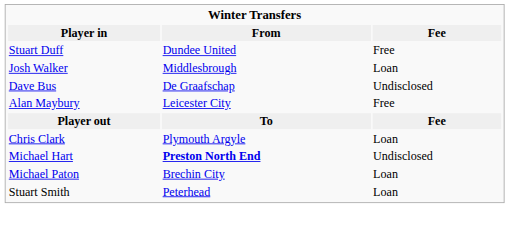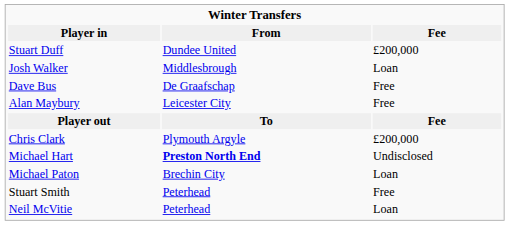(384, 50) Free -> (396, 50) £200,000
(403, 85) Undisclosed -> (384, 85) Free
(386, 138) Loan -> (396, 138) £200,000
(386, 191) Loan -> (384, 191) Free
+ row: (40, 209)
